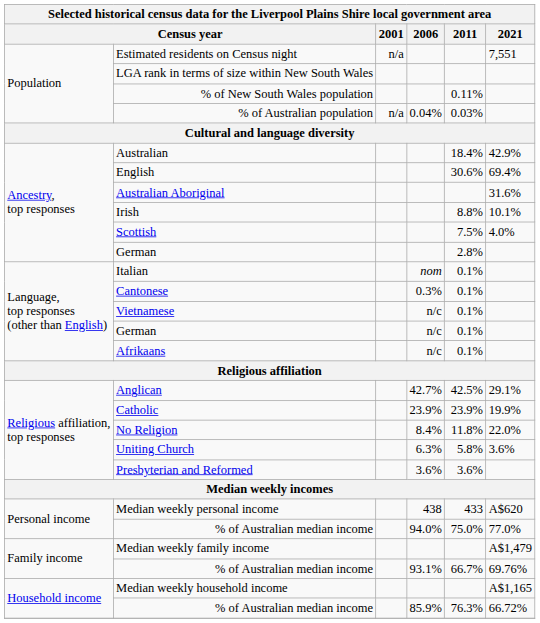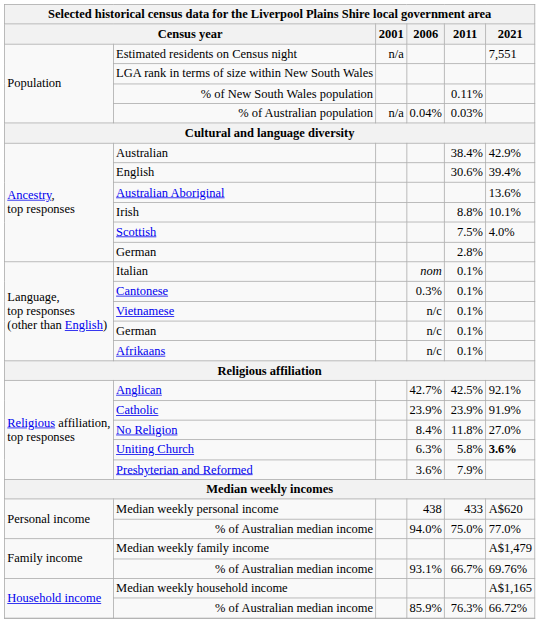(467, 152) 18.4% -> (467, 152) 38.4%
(505, 172) 69.4% -> (505, 172) 39.4%
(505, 192) 31.6% -> (505, 192) 13.6%
(505, 390) 29.1% -> (505, 390) 92.1%
(505, 410) 19.9% -> (505, 410) 91.9%
(505, 430) 22.0% -> (505, 430) 27.0%
(502, 449) normal -> (503, 449) bold
(468, 469) 3.6% -> (468, 469) 7.9%
